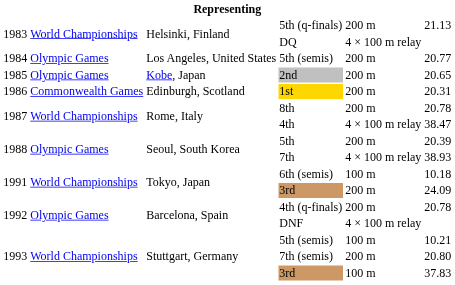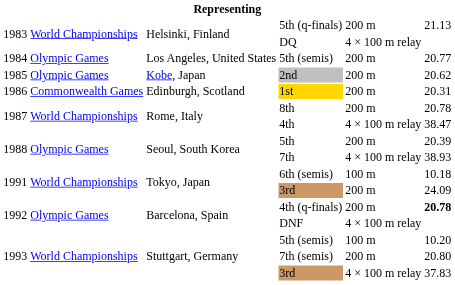(438, 75) 20.65 -> (438, 75) 20.62
(438, 207) normal -> (438, 207) bold
(438, 240) 10.21 -> (438, 240) 10.20
(360, 273) 100 m -> (383, 273) 4 × 100 m relay
